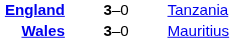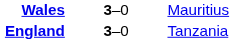rows swapped: (43, 31) <-> (35, 10)
